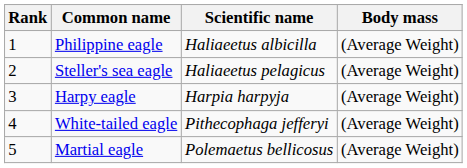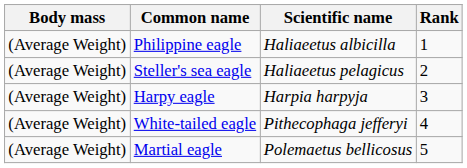columns swapped: (28, 17) <-> (400, 17)
